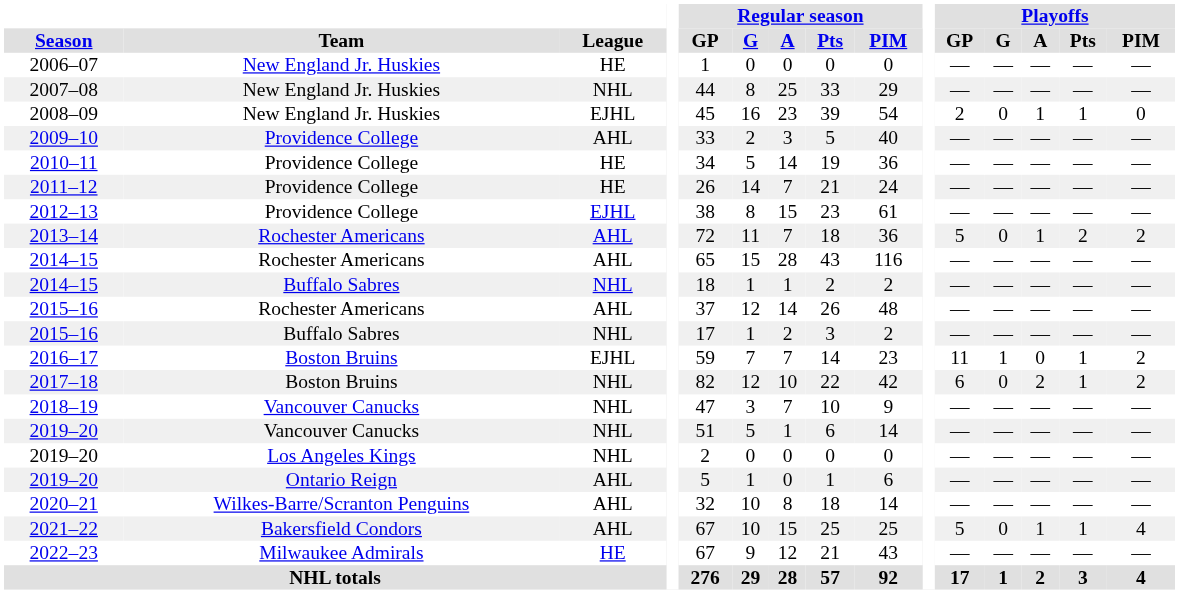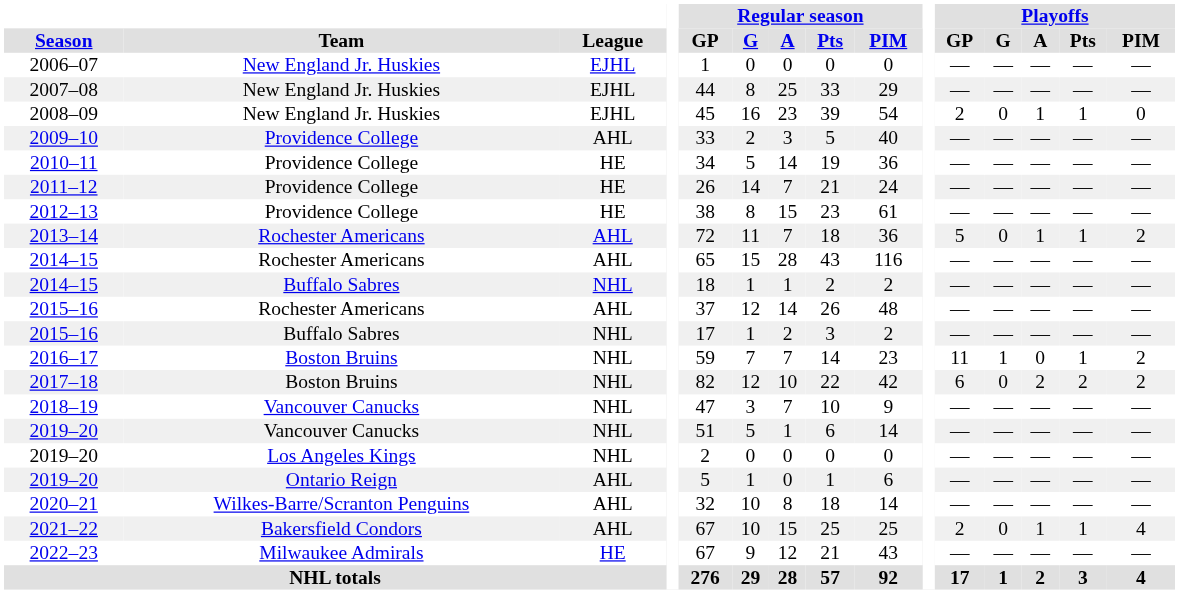(613, 64) HE -> (613, 64) EJHL
(613, 89) NHL -> (613, 89) EJHL
(613, 211) EJHL -> (613, 211) HE
(1083, 235) 2 -> (1083, 235) 1
(613, 357) EJHL -> (613, 357) NHL
(1083, 382) 1 -> (1083, 382) 2
(960, 528) 5 -> (960, 528) 2
